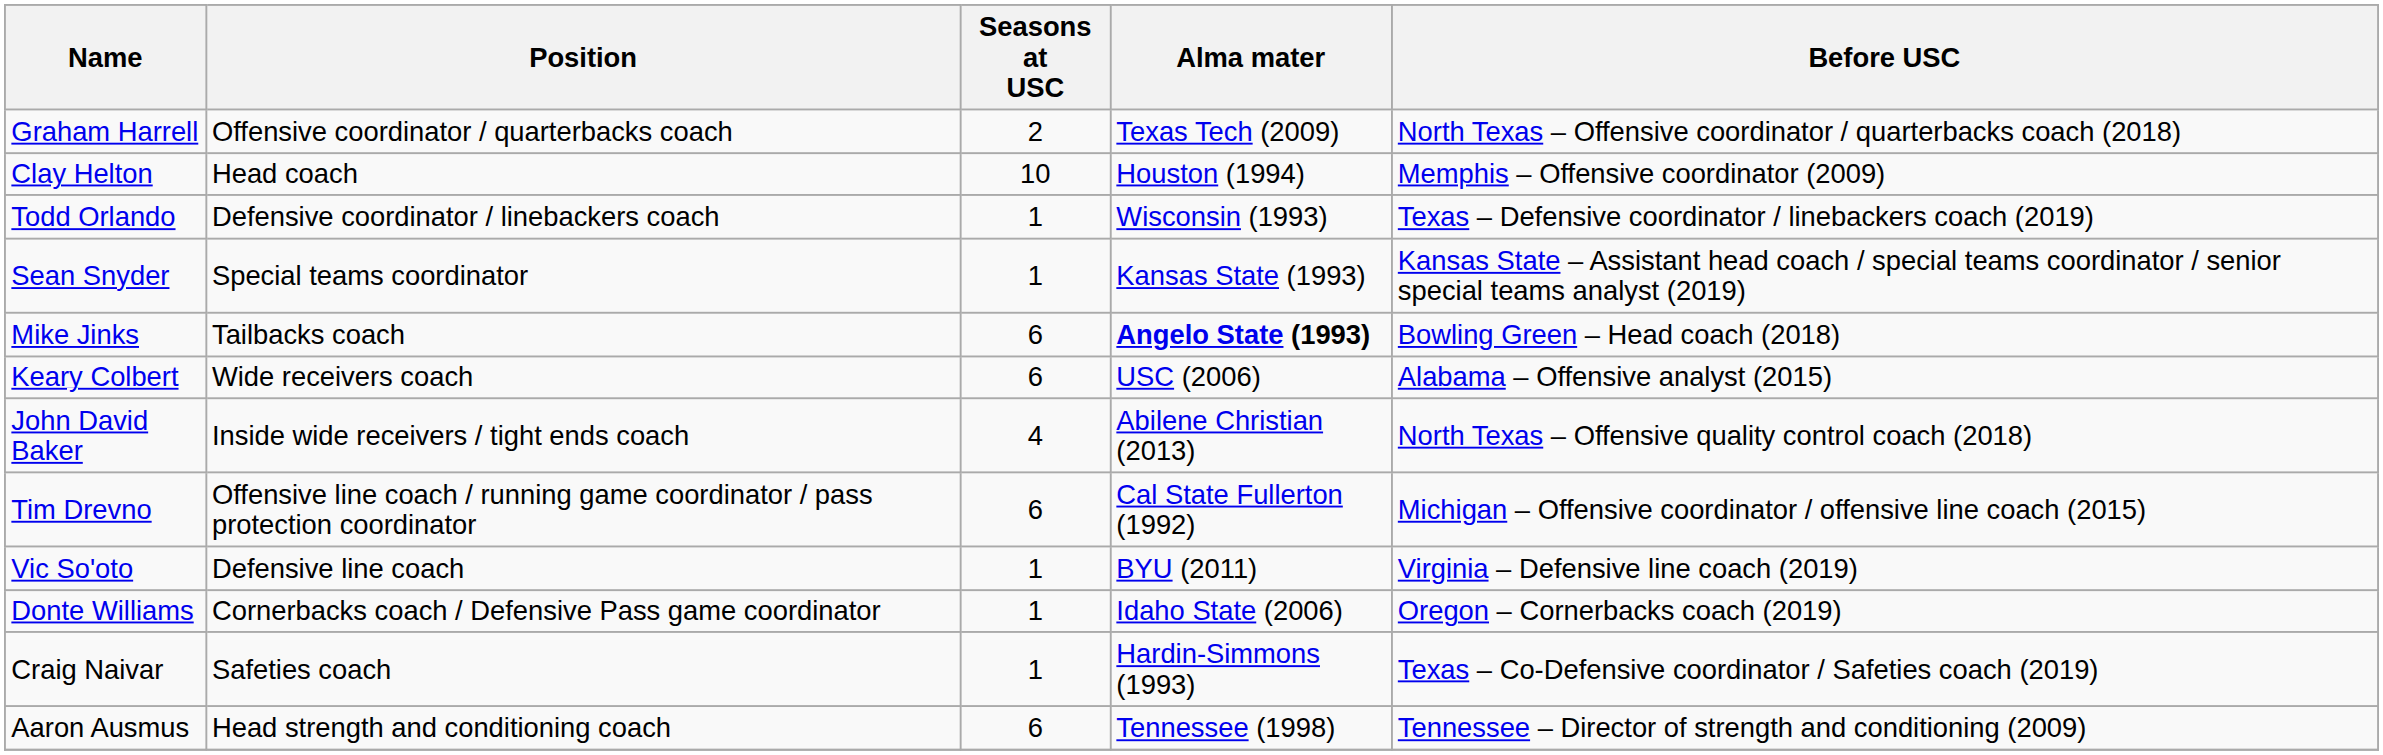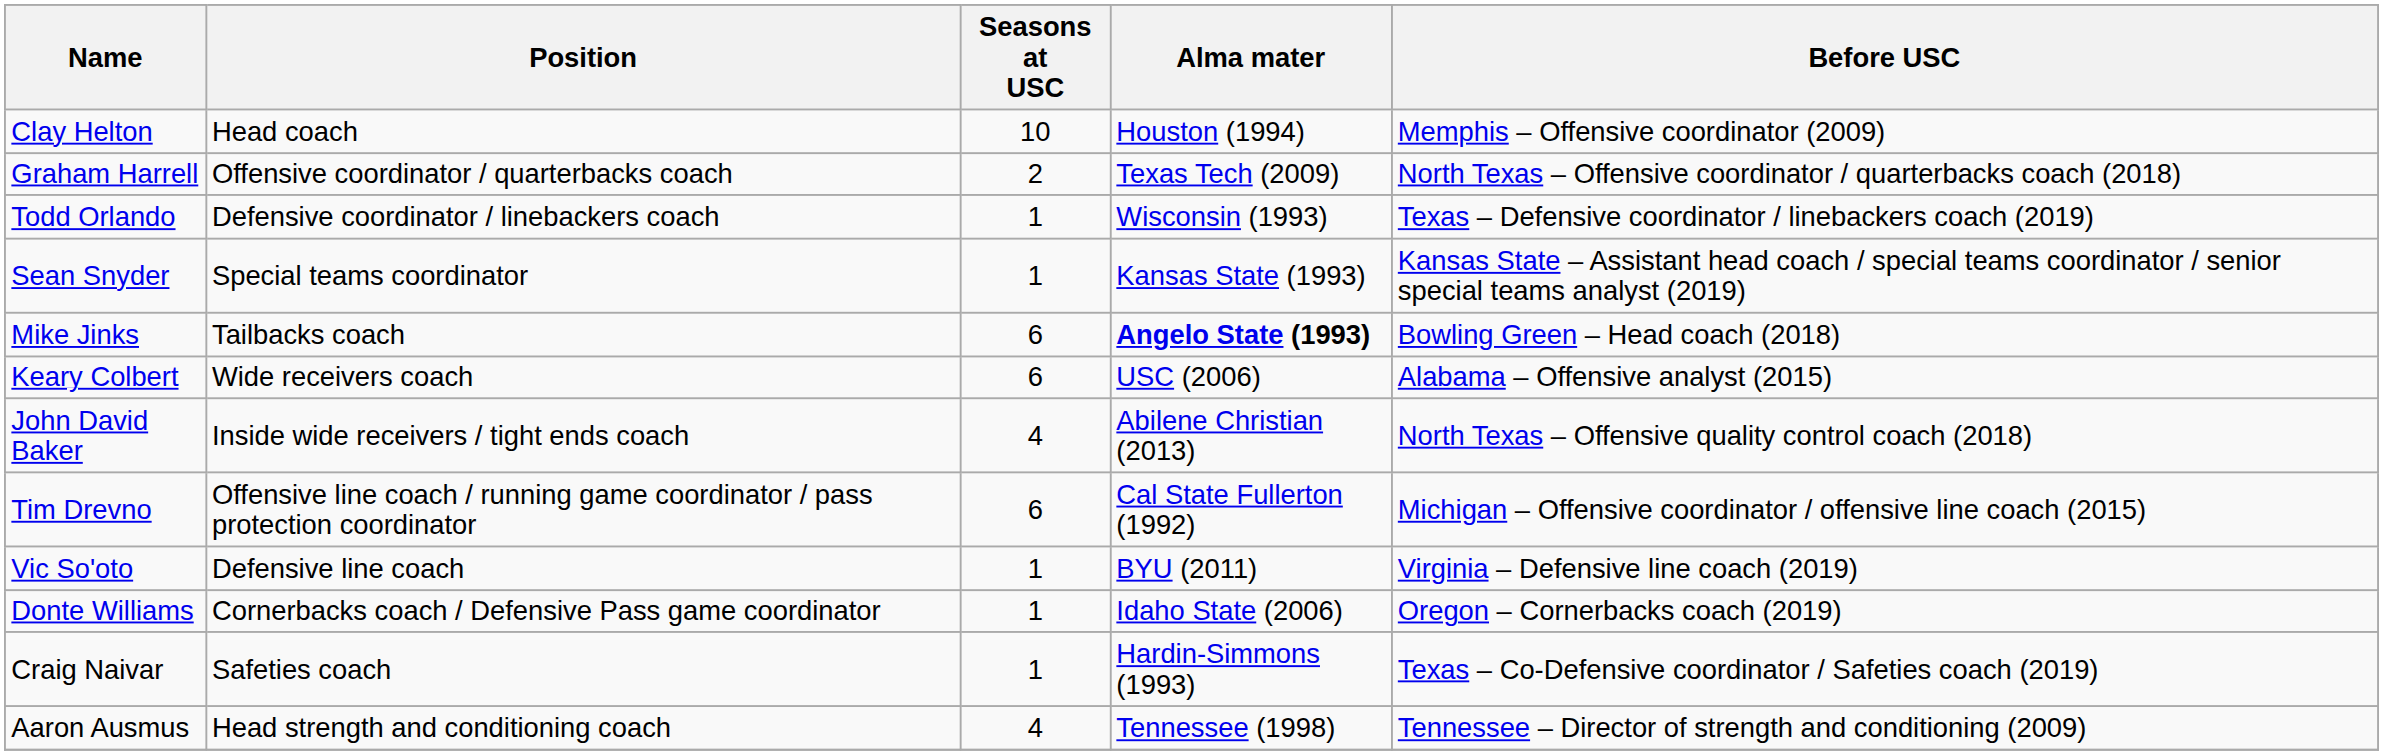rows swapped: (82, 174) <-> (105, 131)
(1035, 728) 6 -> (1035, 728) 4
